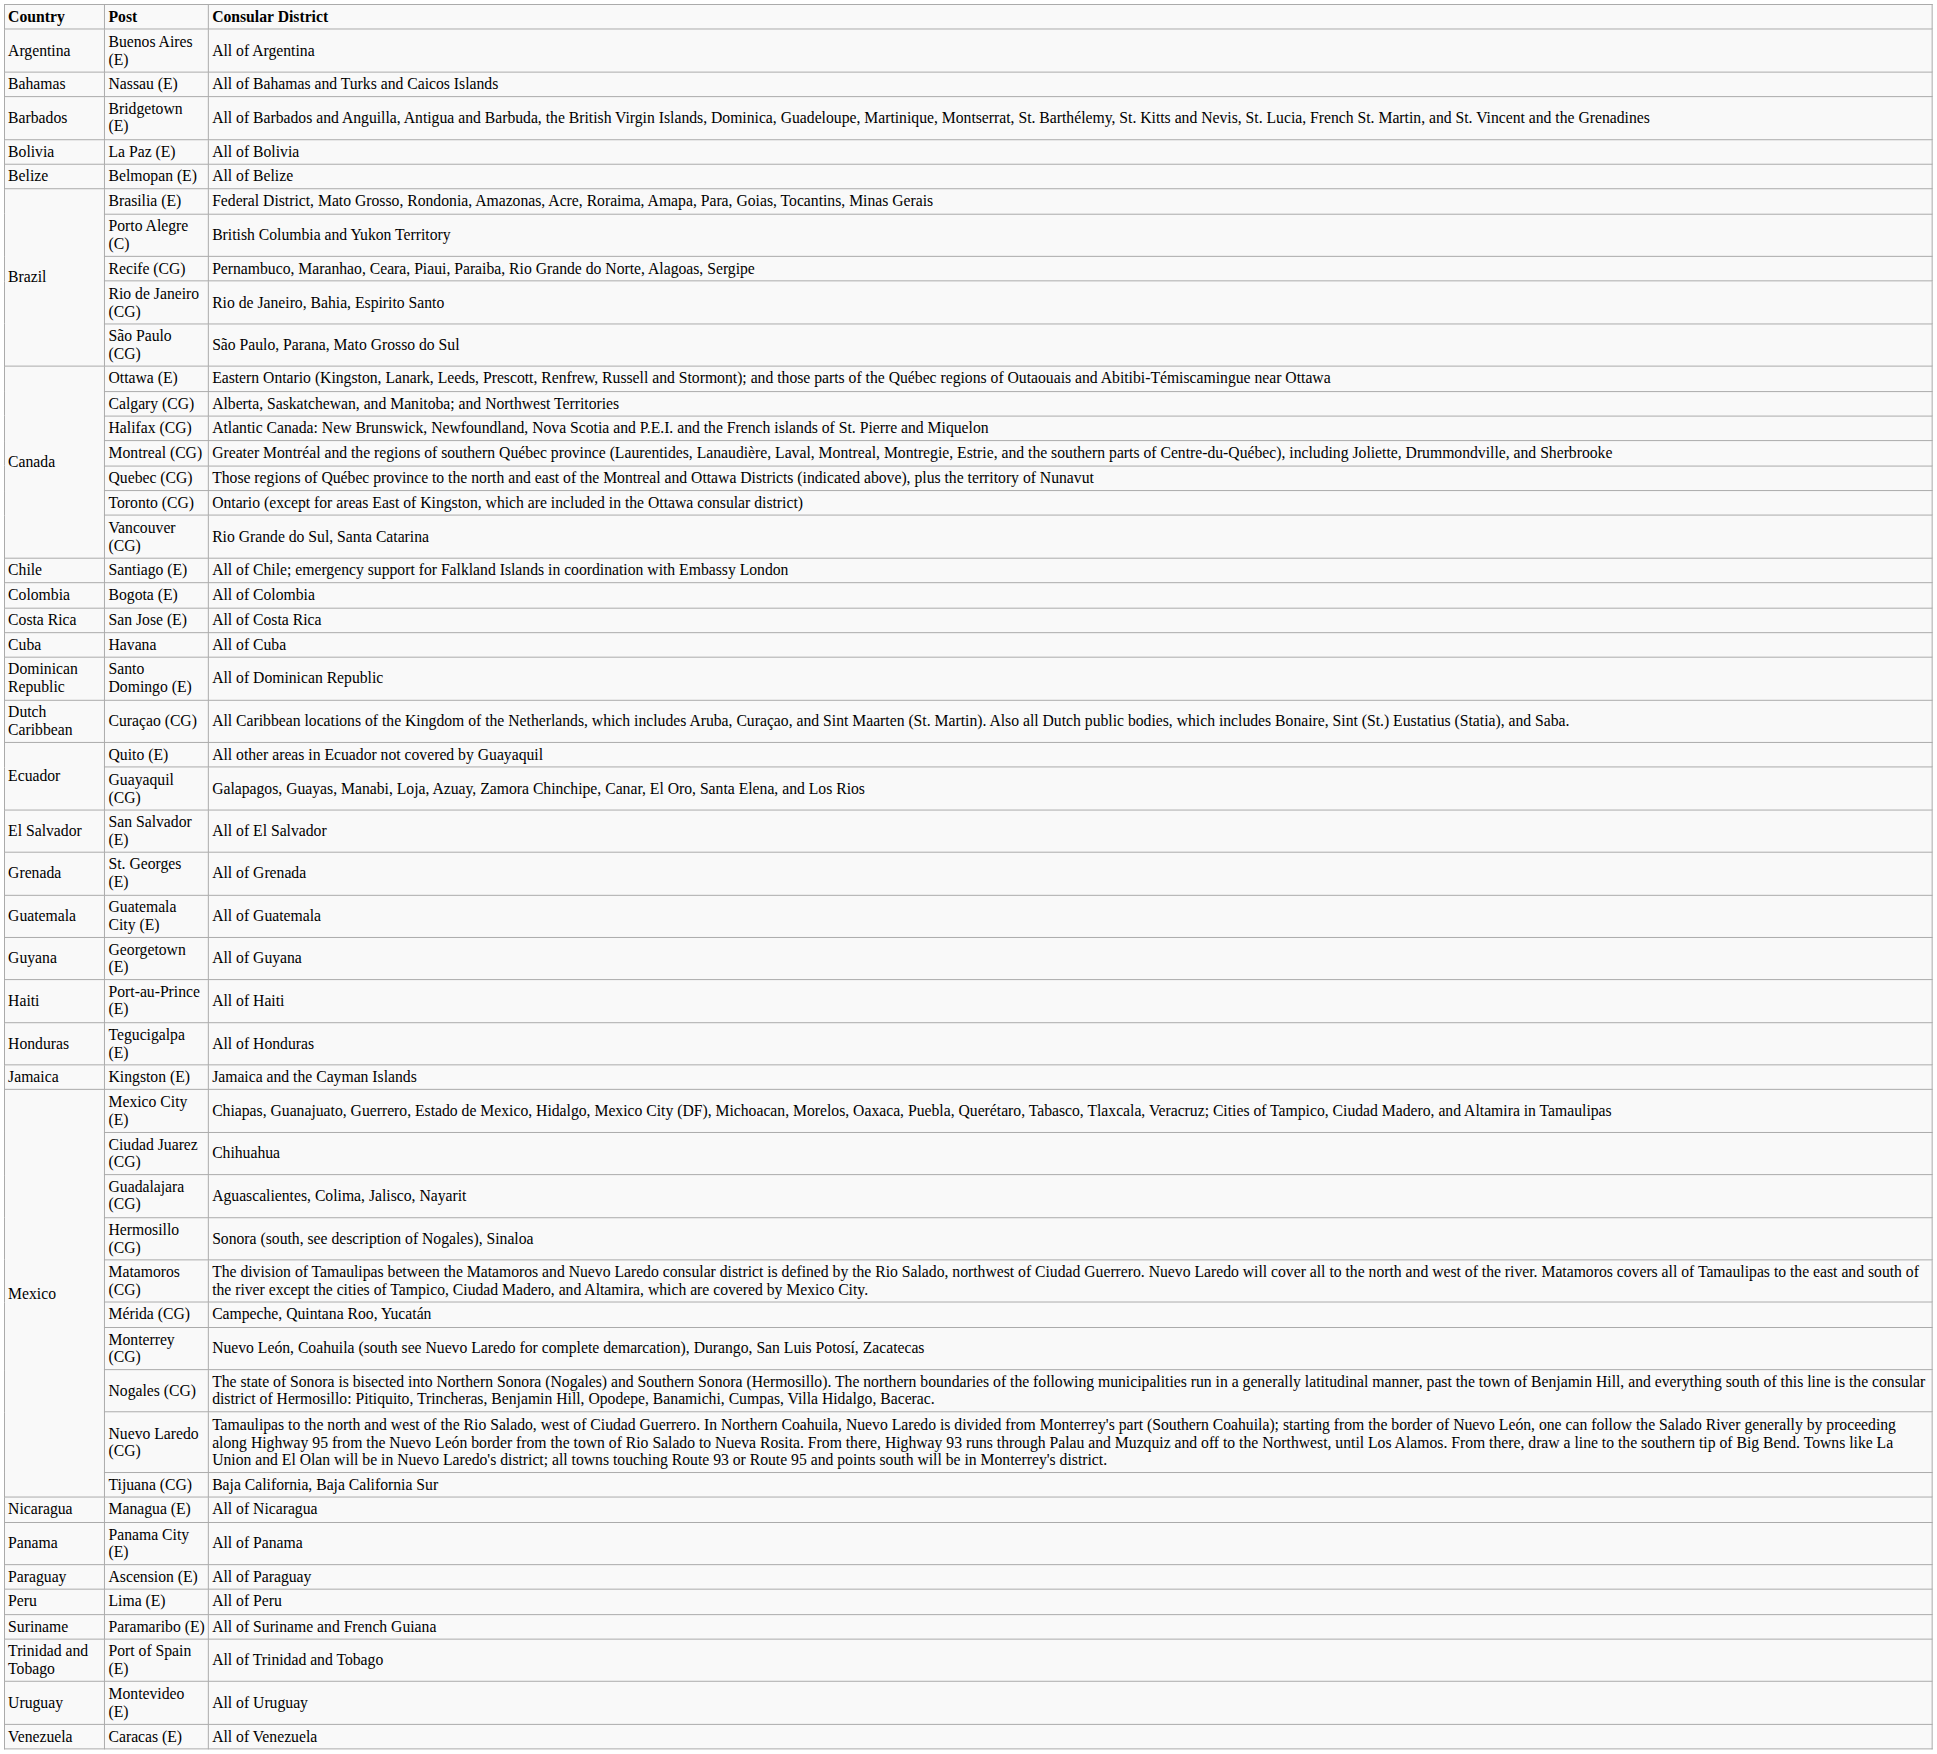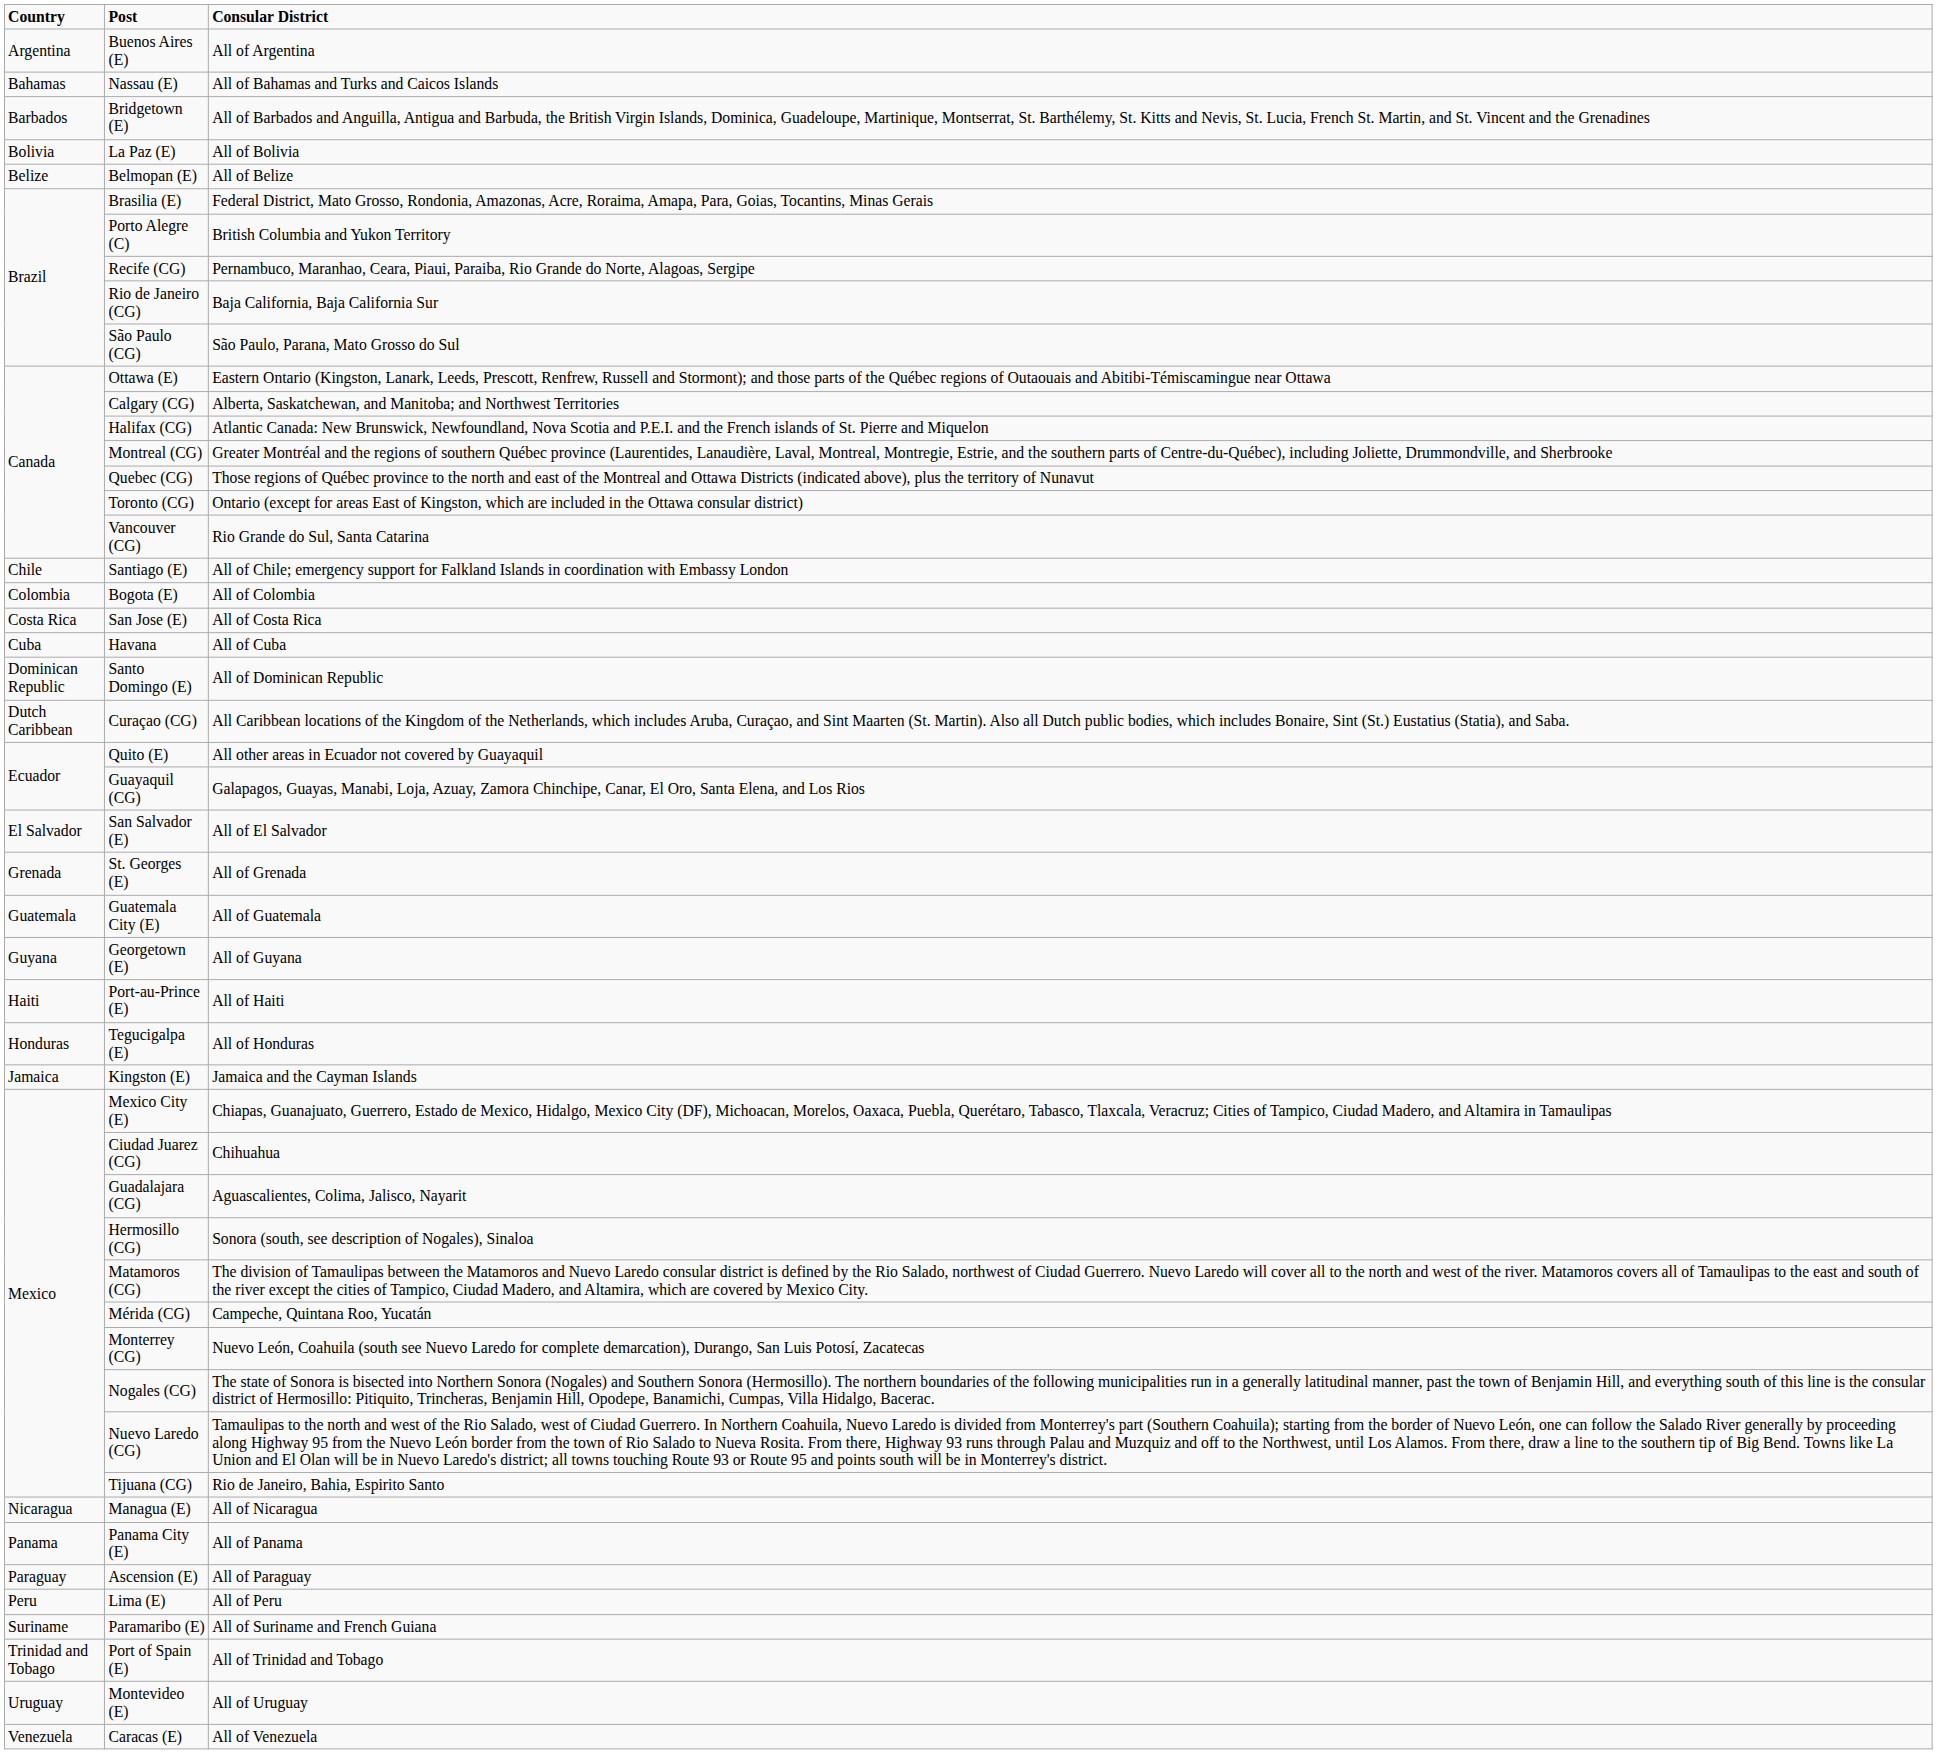(328, 302) Rio de Janeiro, Bahia, Espirito Santo -> (325, 302) Baja California, Baja California Sur
(325, 1484) Baja California, Baja California Sur -> (328, 1484) Rio de Janeiro, Bahia, Espirito Santo
